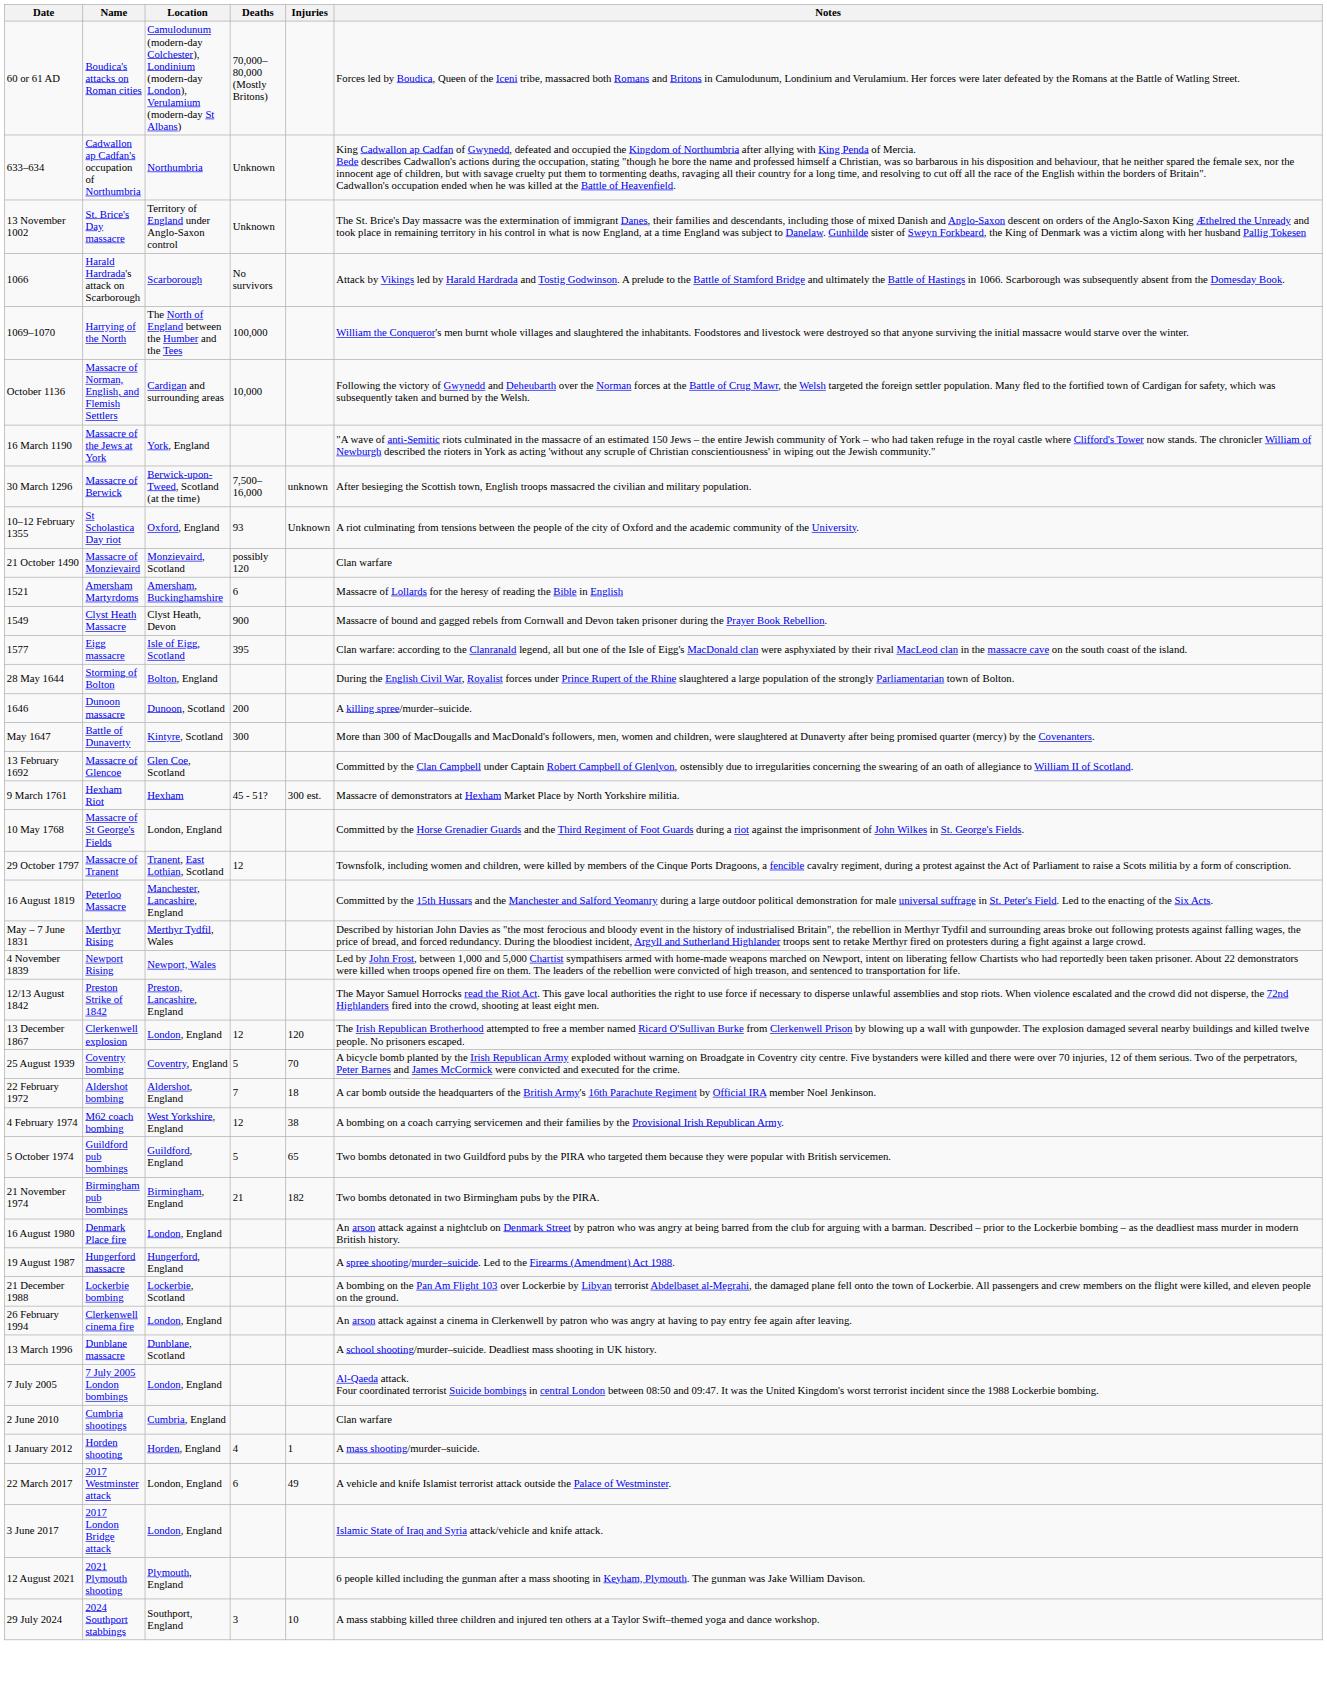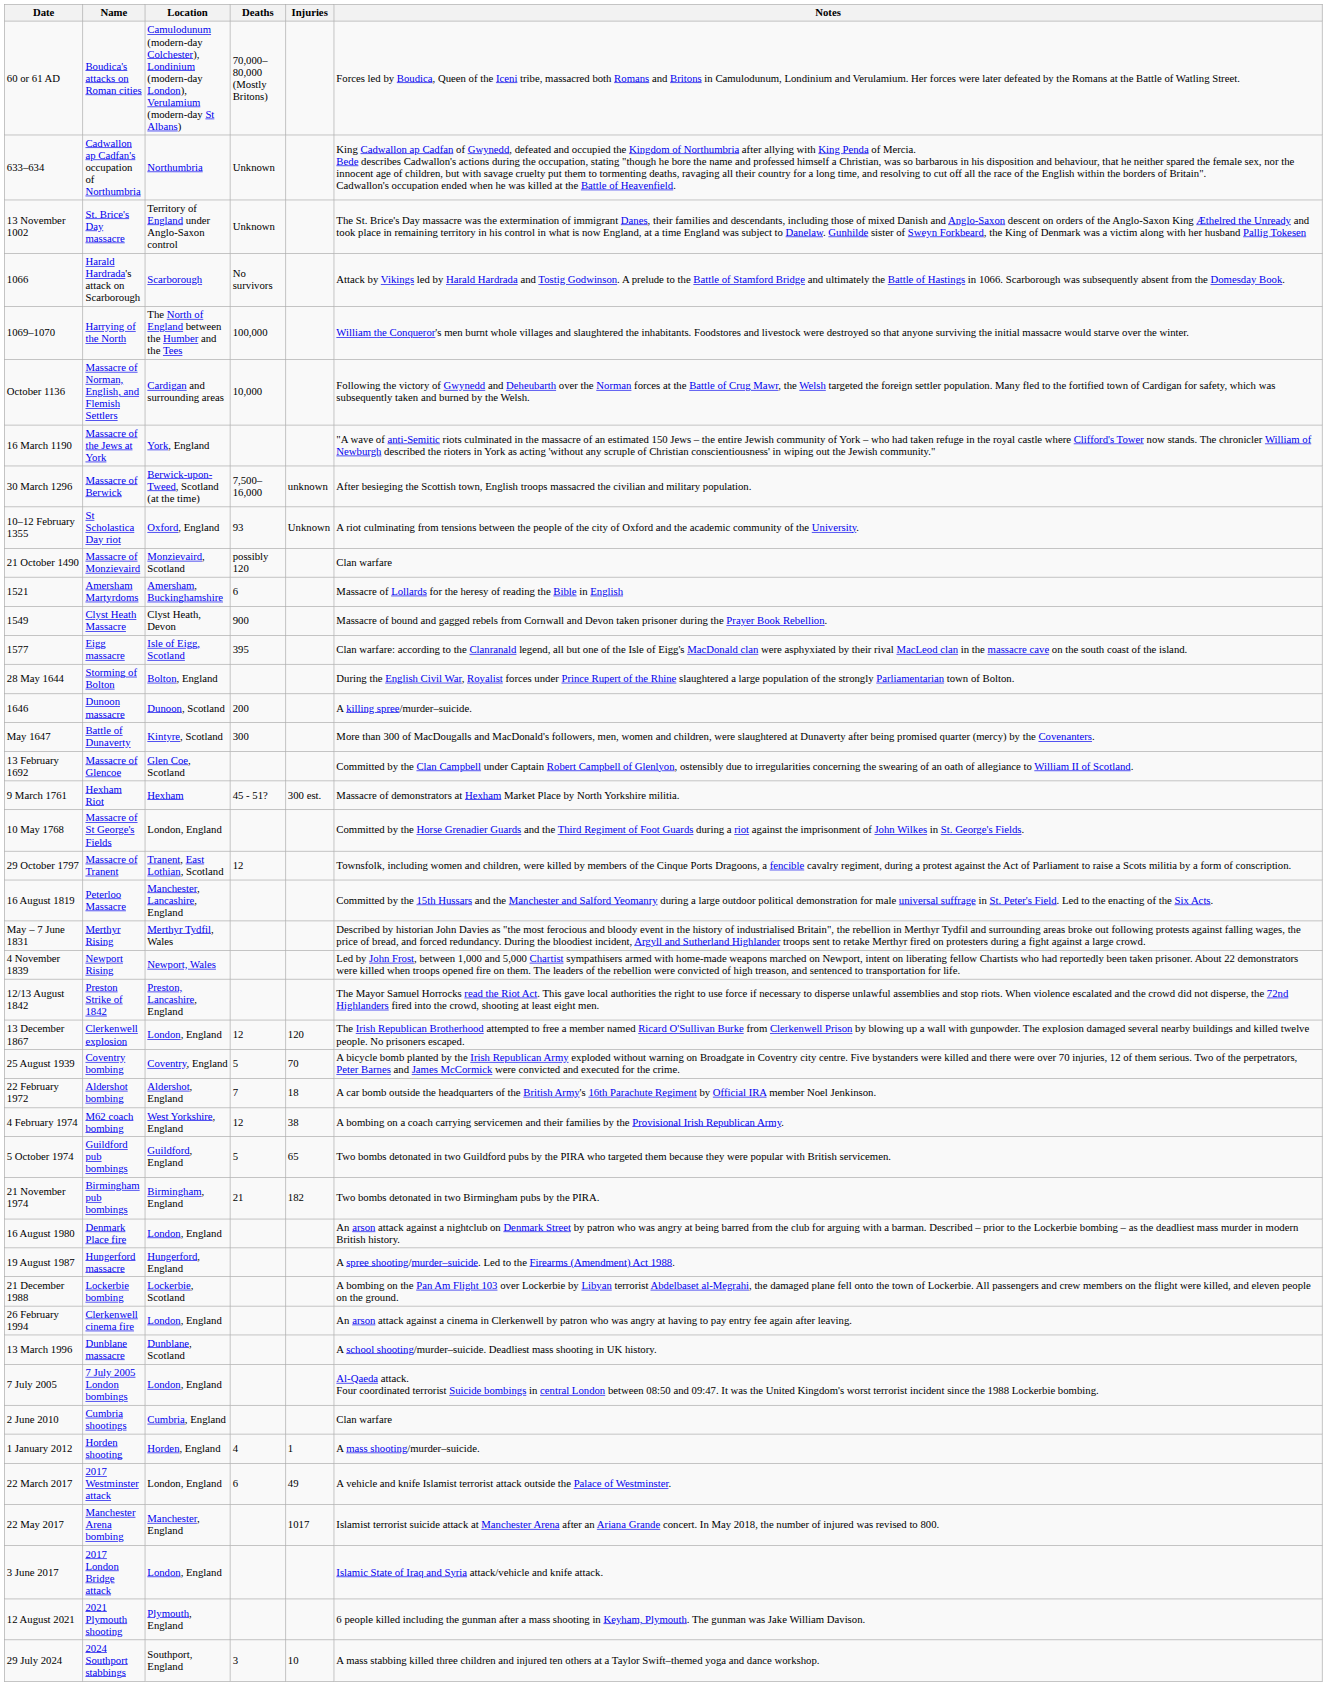+ row: (35, 1525)
